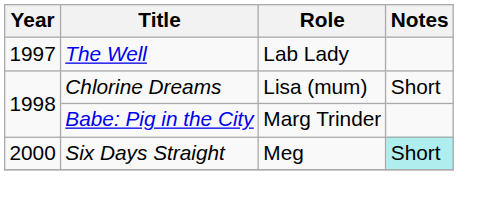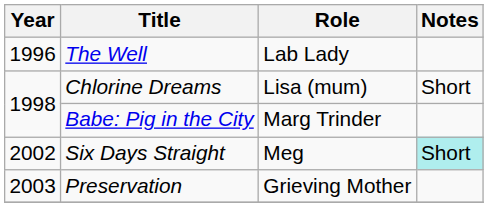(33, 53) 1997 -> (33, 53) 1996
(33, 152) 2000 -> (33, 152) 2002
+ row: (124, 185)
